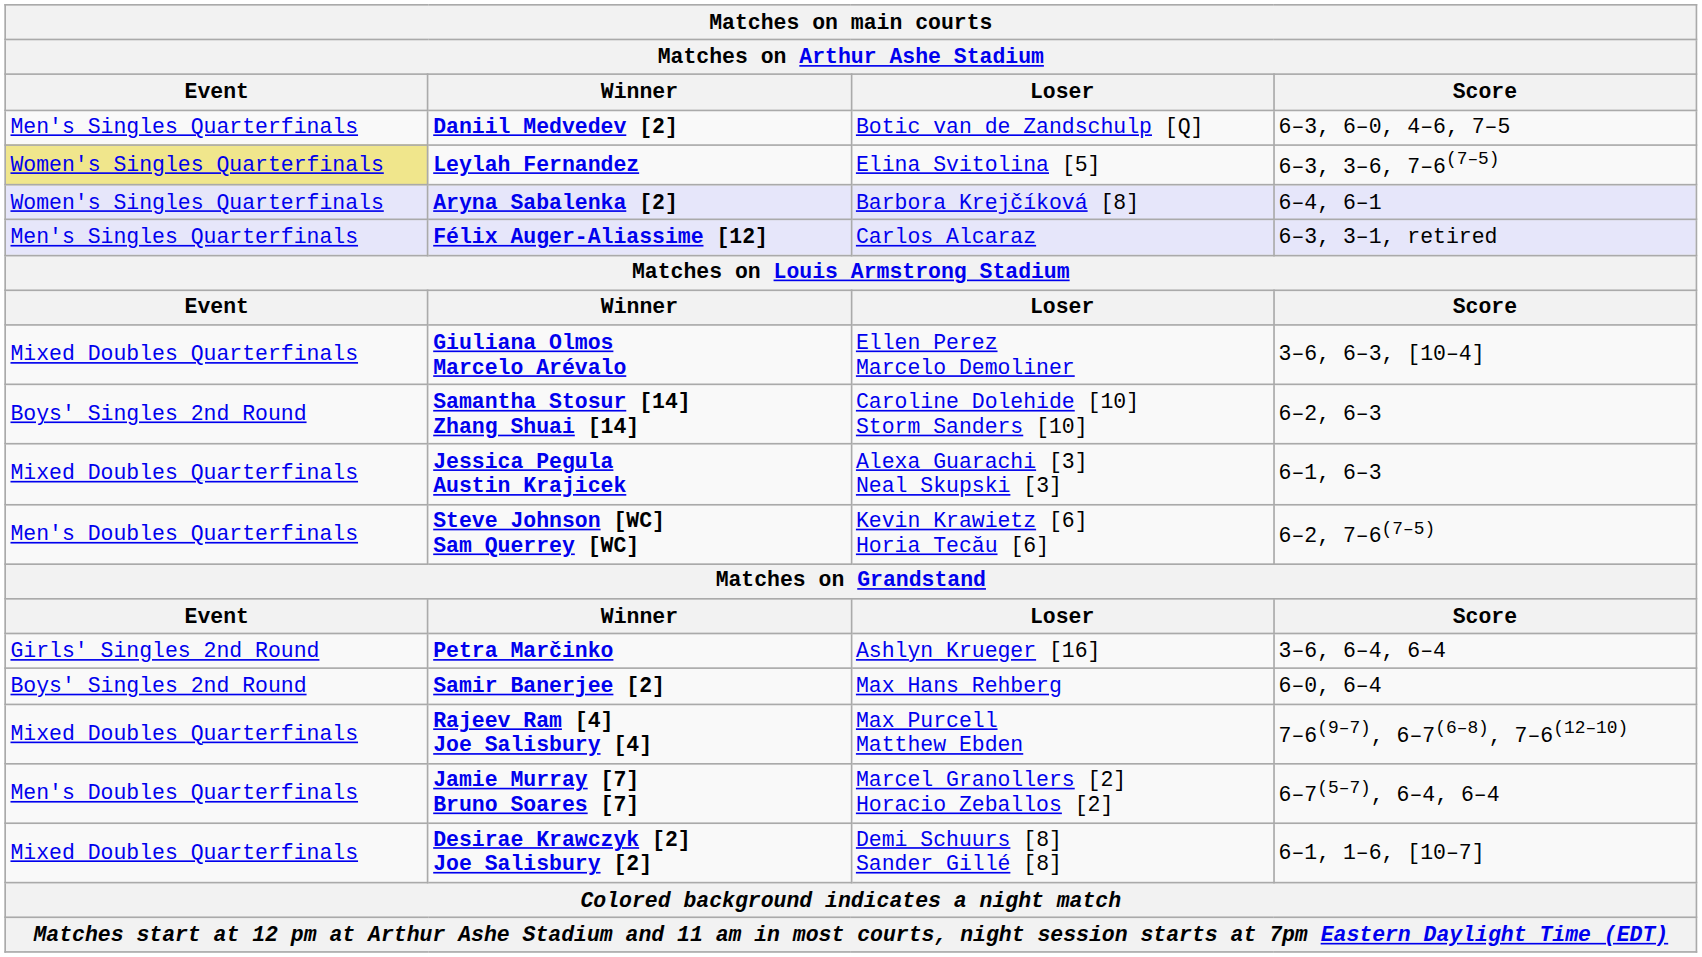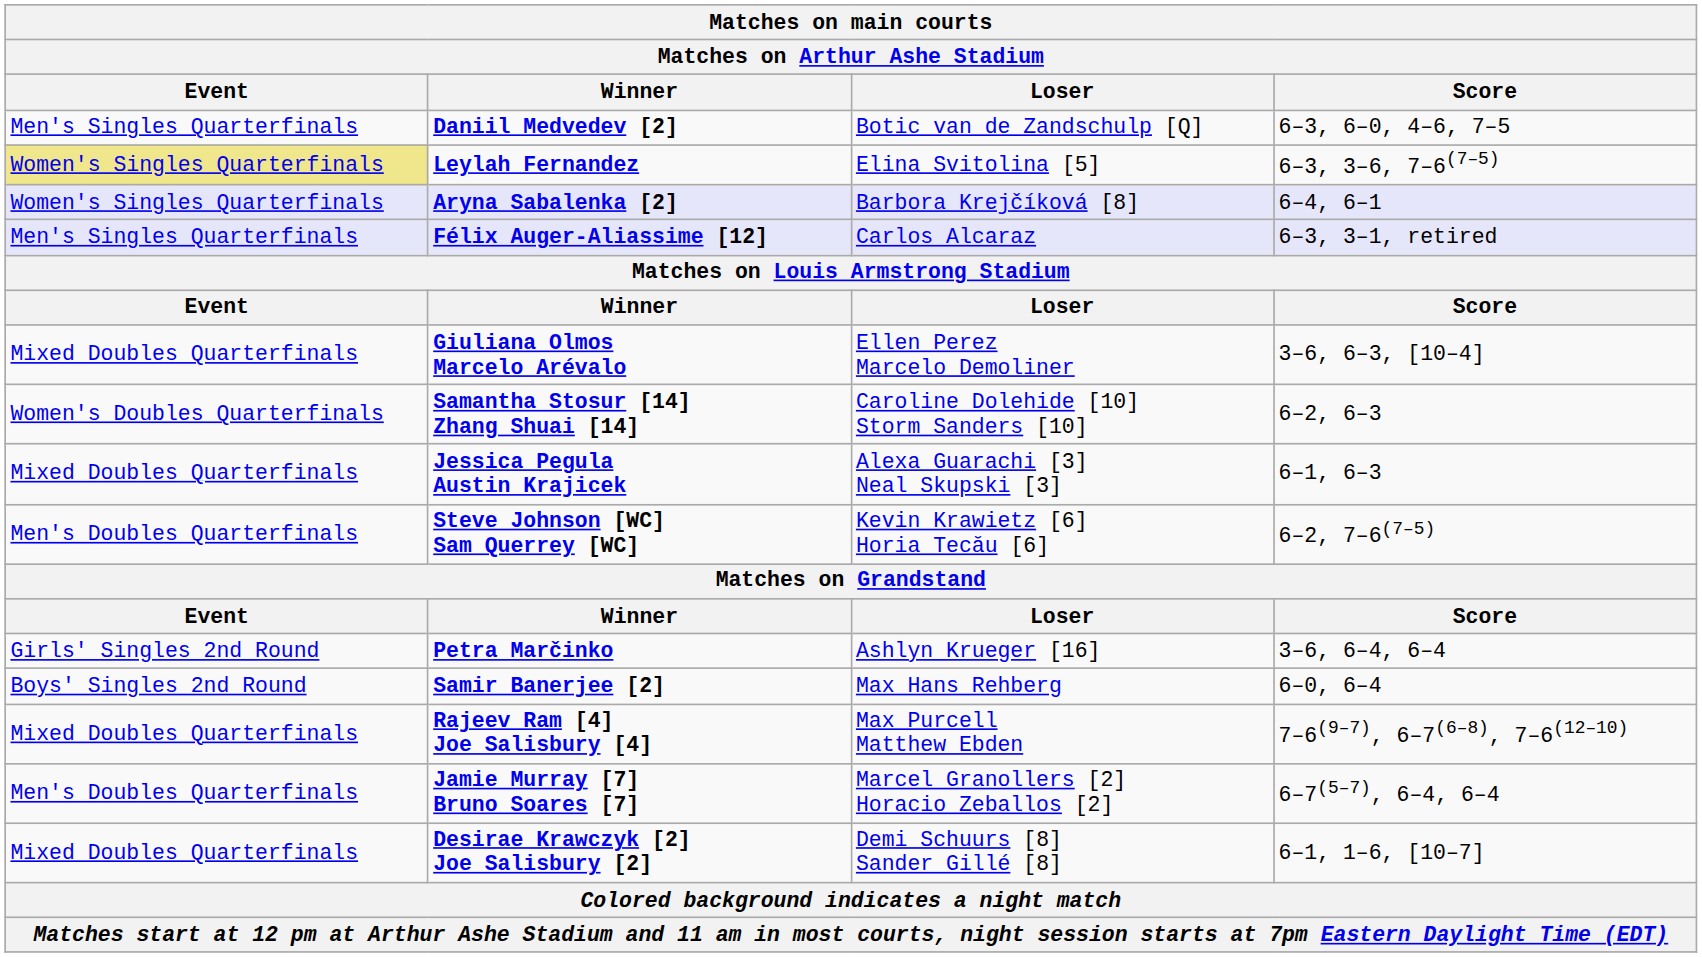(159, 415) Boys' Singles 2nd Round -> (197, 415) Women's Doubles Quarterfinals
